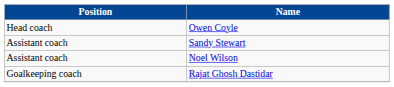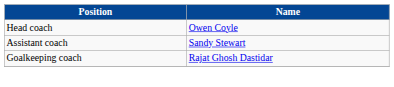- row: (213, 58)
